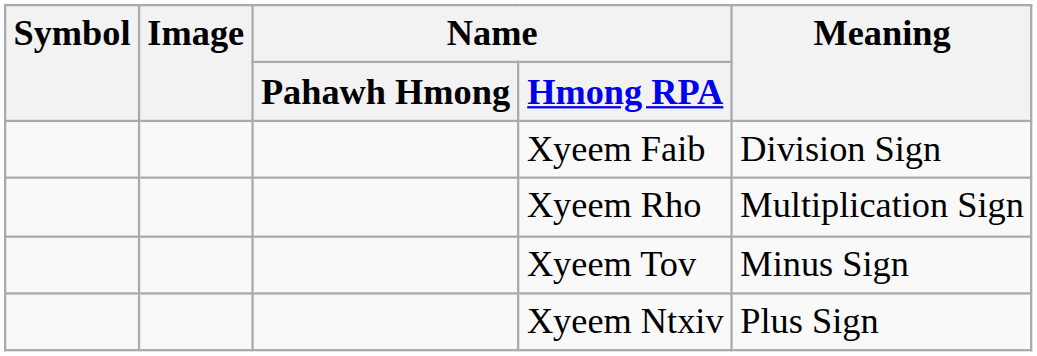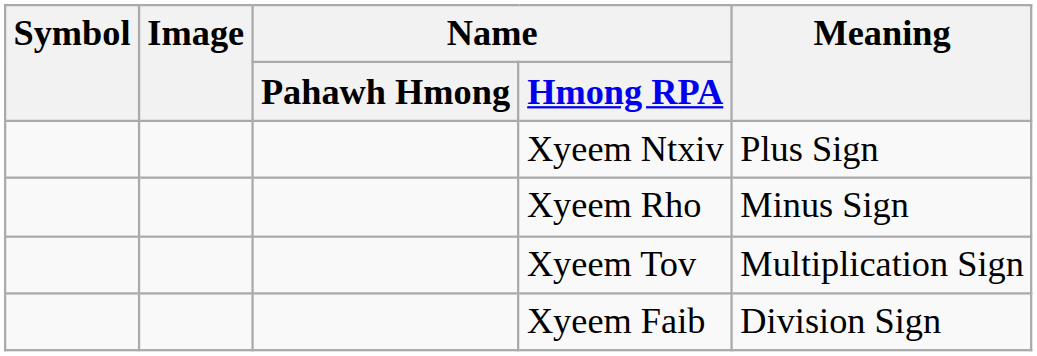rows swapped: (625, 321) <-> (616, 148)
(882, 206) Multiplication Sign -> (825, 206) Minus Sign
(825, 263) Minus Sign -> (882, 263) Multiplication Sign
